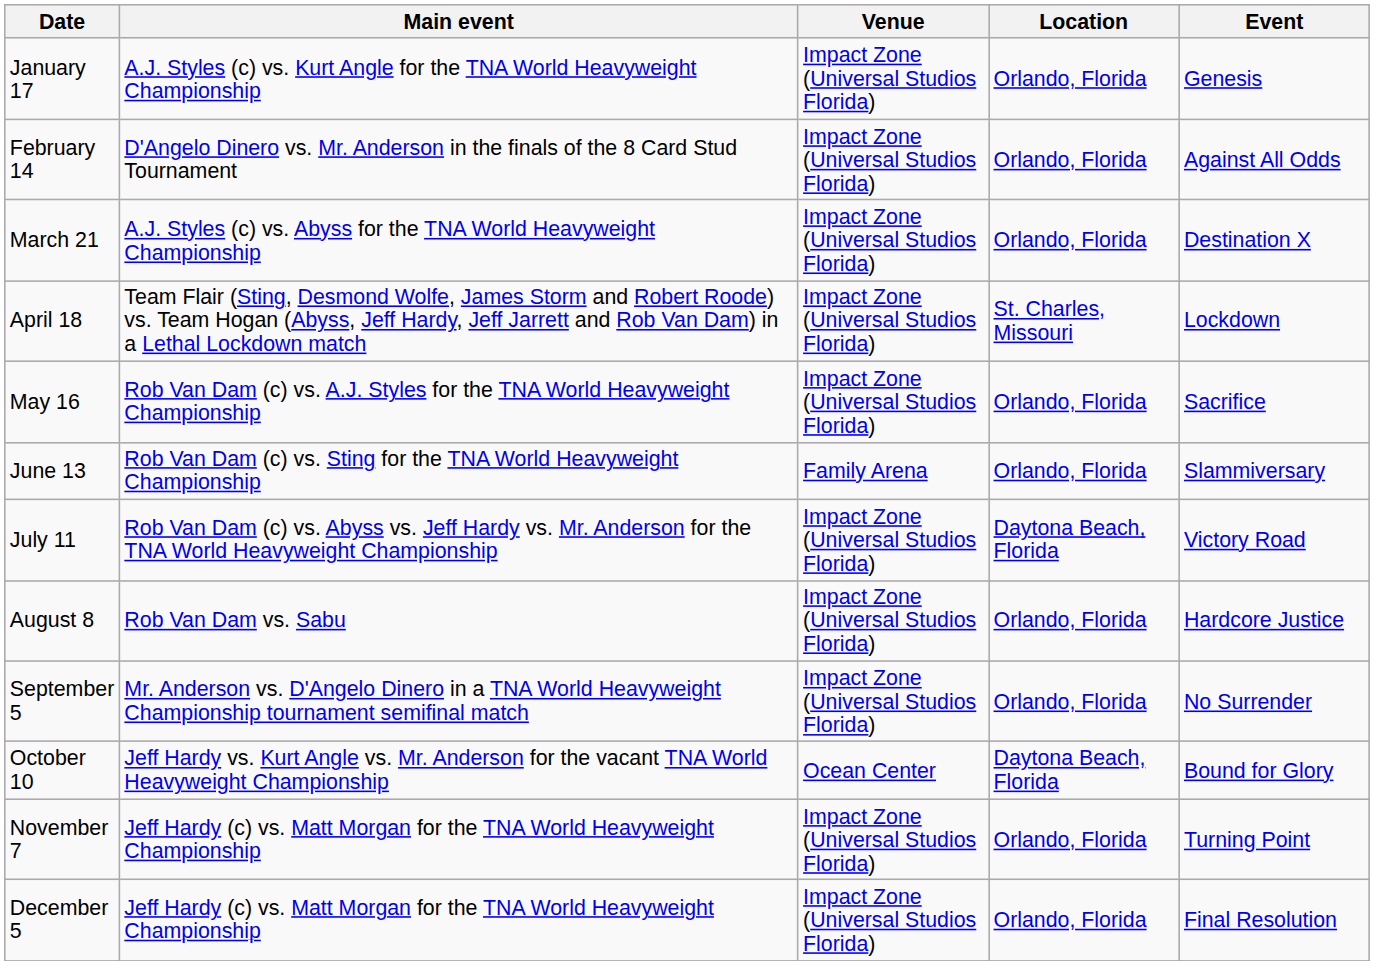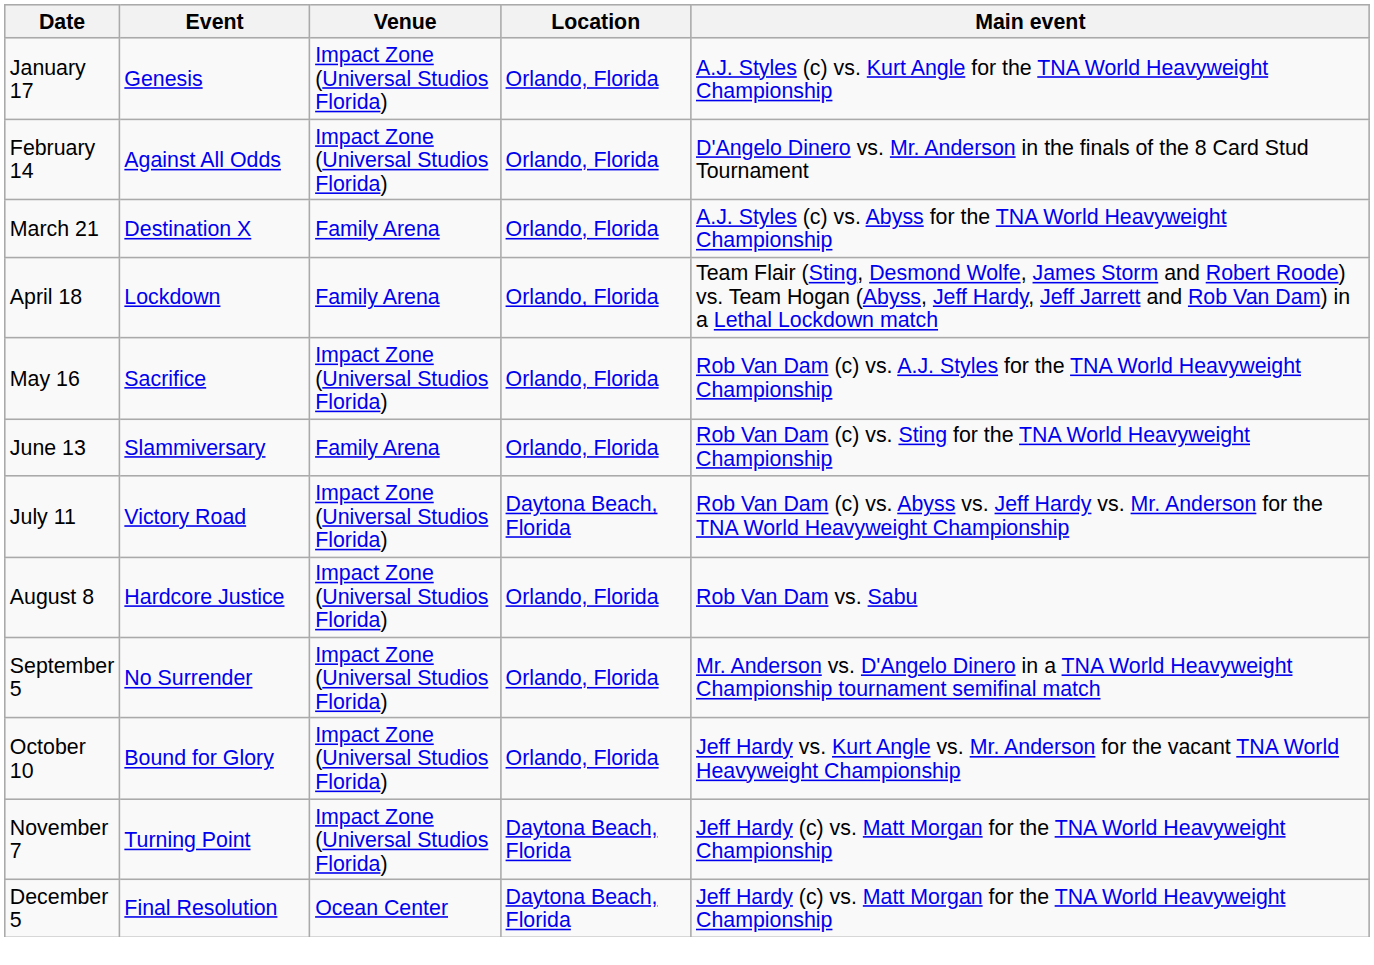columns swapped: (1274, 21) <-> (459, 21)
(890, 240) Impact Zone (Universal Studios Florida) -> (377, 228) Family Arena
(890, 321) Impact Zone (Universal Studios Florida) -> (377, 297) Family Arena
(1049, 321) St. Charles, Missouri -> (582, 297) Orlando, Florida
(870, 770) Ocean Center -> (402, 758) Impact Zone (Universal Studios Florida)
(1069, 770) Daytona Beach, Florida -> (582, 758) Orlando, Florida
(1070, 839) Orlando, Florida -> (582, 839) Daytona Beach, Florida
(890, 920) Impact Zone (Universal Studios Florida) -> (382, 908) Ocean Center
(1070, 920) Orlando, Florida -> (582, 908) Daytona Beach, Florida
